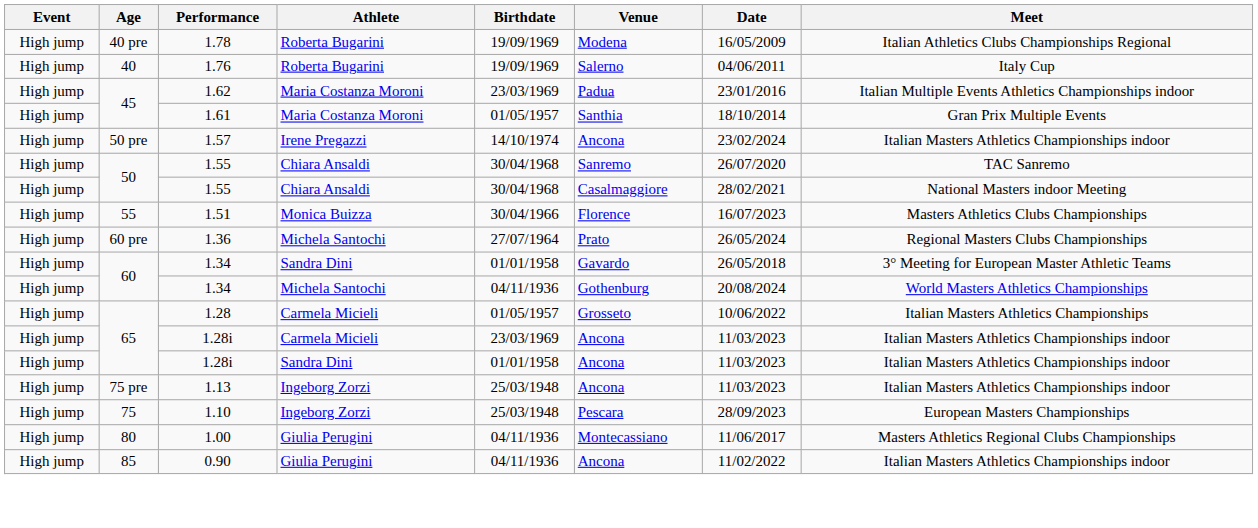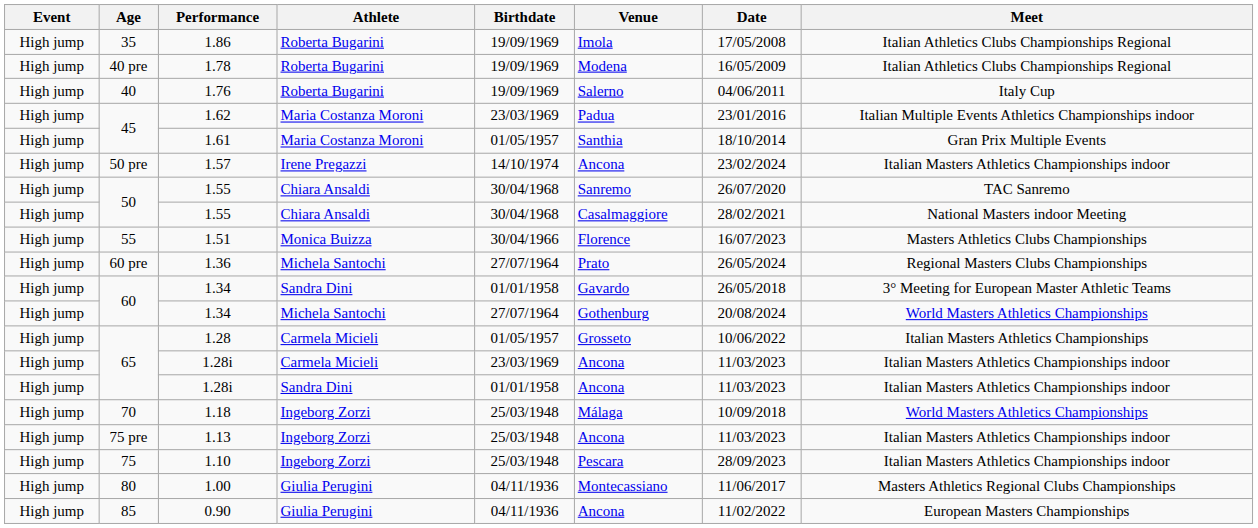+ row: (218, 41)
(525, 288) 04/11/1936 -> (525, 313) 27/07/1964
+ row: (218, 412)
(1027, 412) European Masters Championships -> (1027, 461) Italian Masters Athletics Championships indoor
(1027, 461) Italian Masters Athletics Championships indoor -> (1027, 511) European Masters Championships
